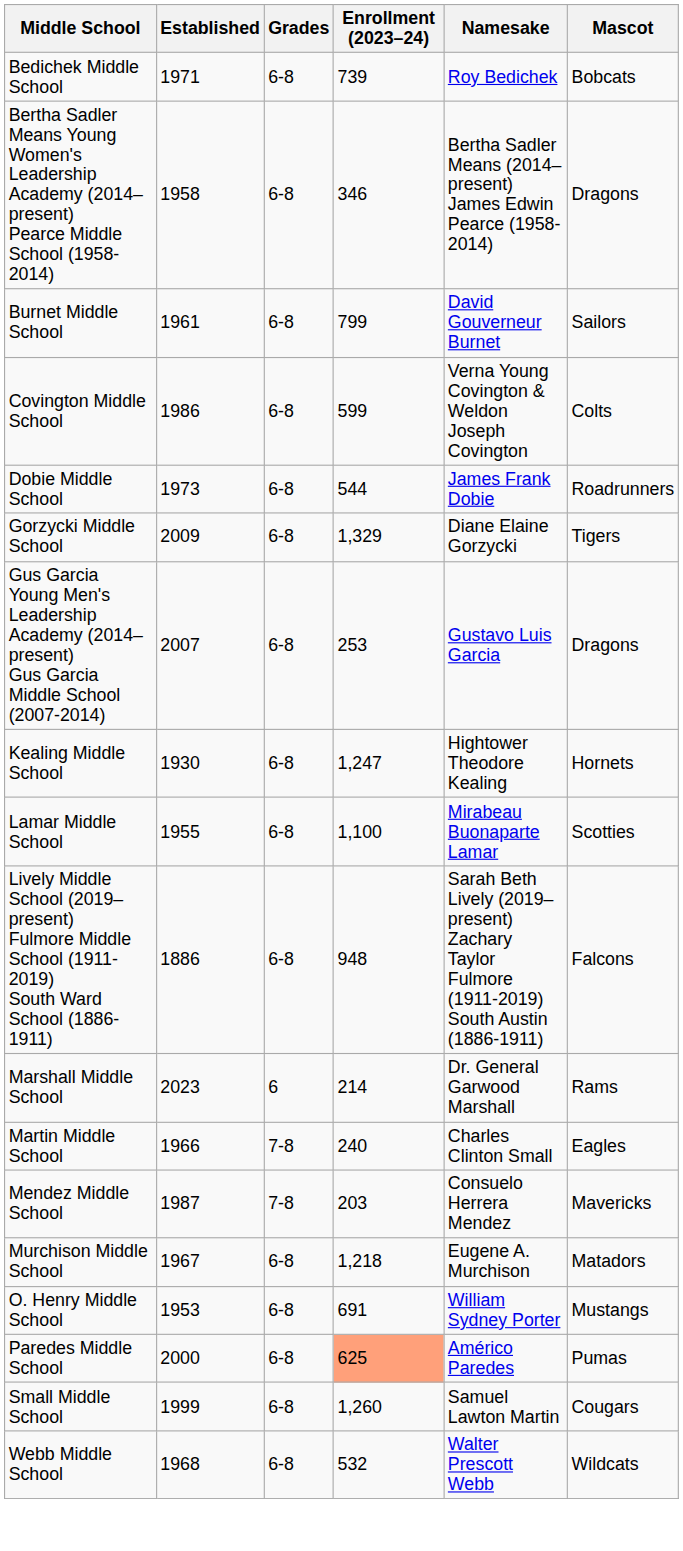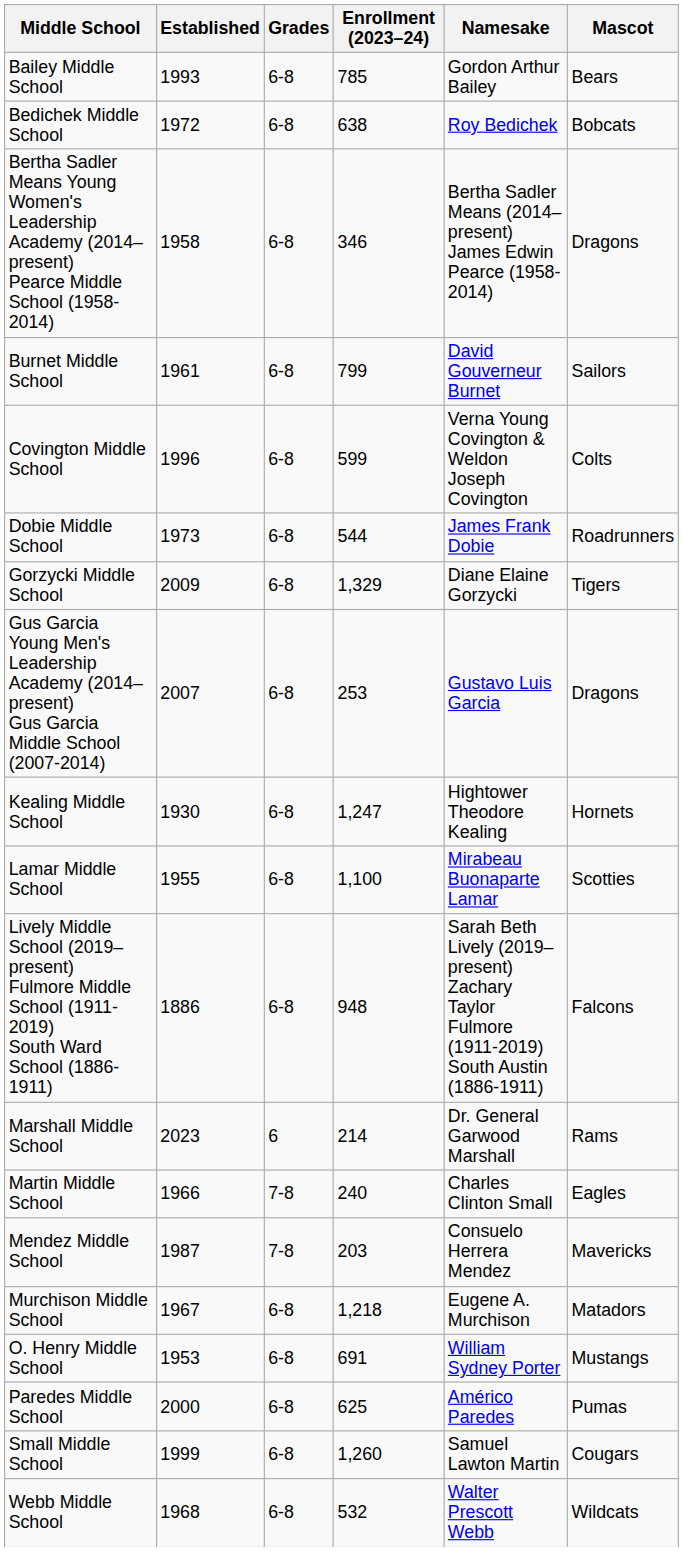+ row: (61, 76)
(180, 76) 1971 -> (180, 124) 1972
(352, 76) 739 -> (352, 124) 638
(180, 410) 1986 -> (180, 459) 1996
(352, 1358) lightsalmon background -> (352, 1406) no background
